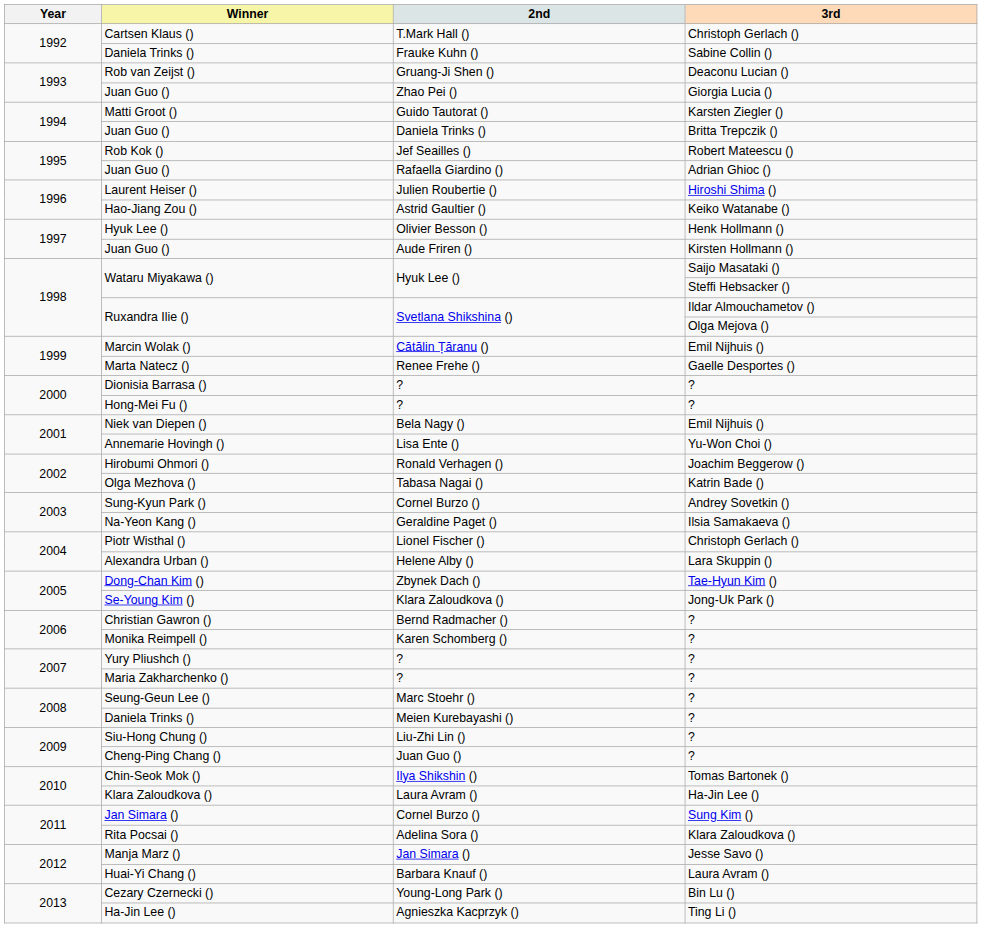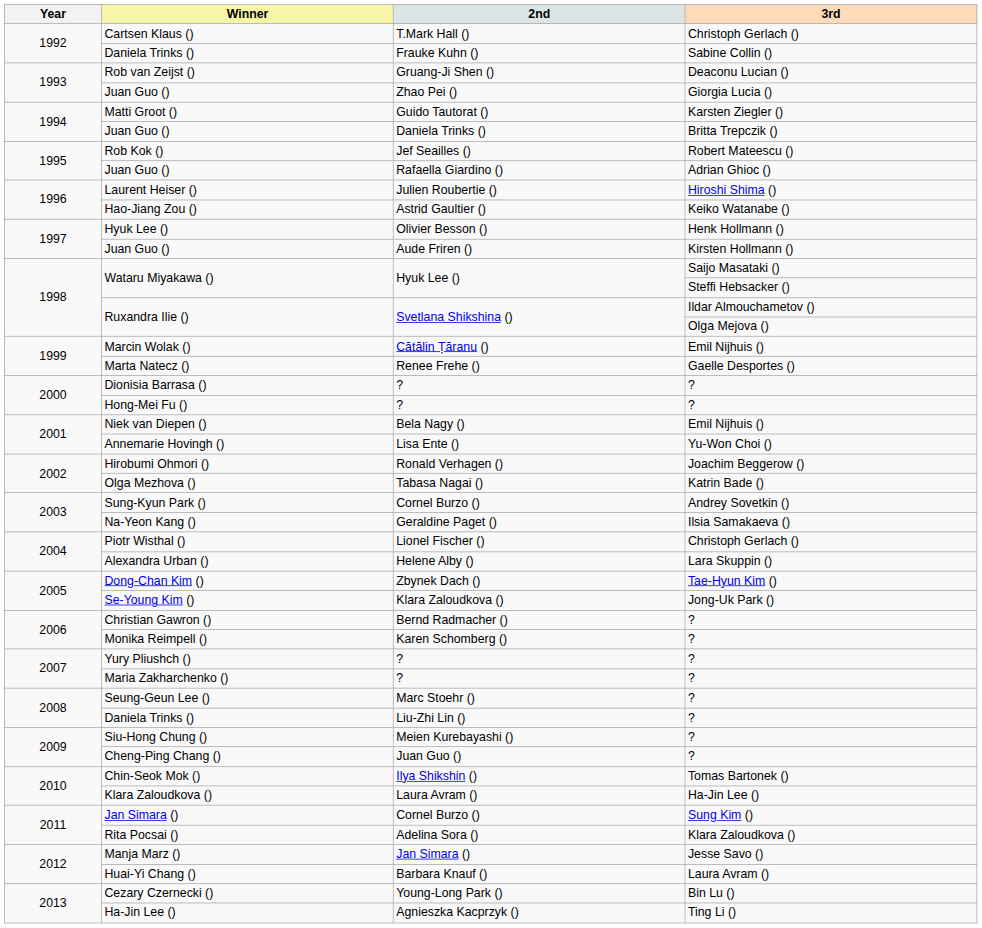(455, 717) Meien Kurebayashi () -> (431, 717) Liu-Zhi Lin ()
(431, 737) Liu-Zhi Lin () -> (455, 737) Meien Kurebayashi ()
